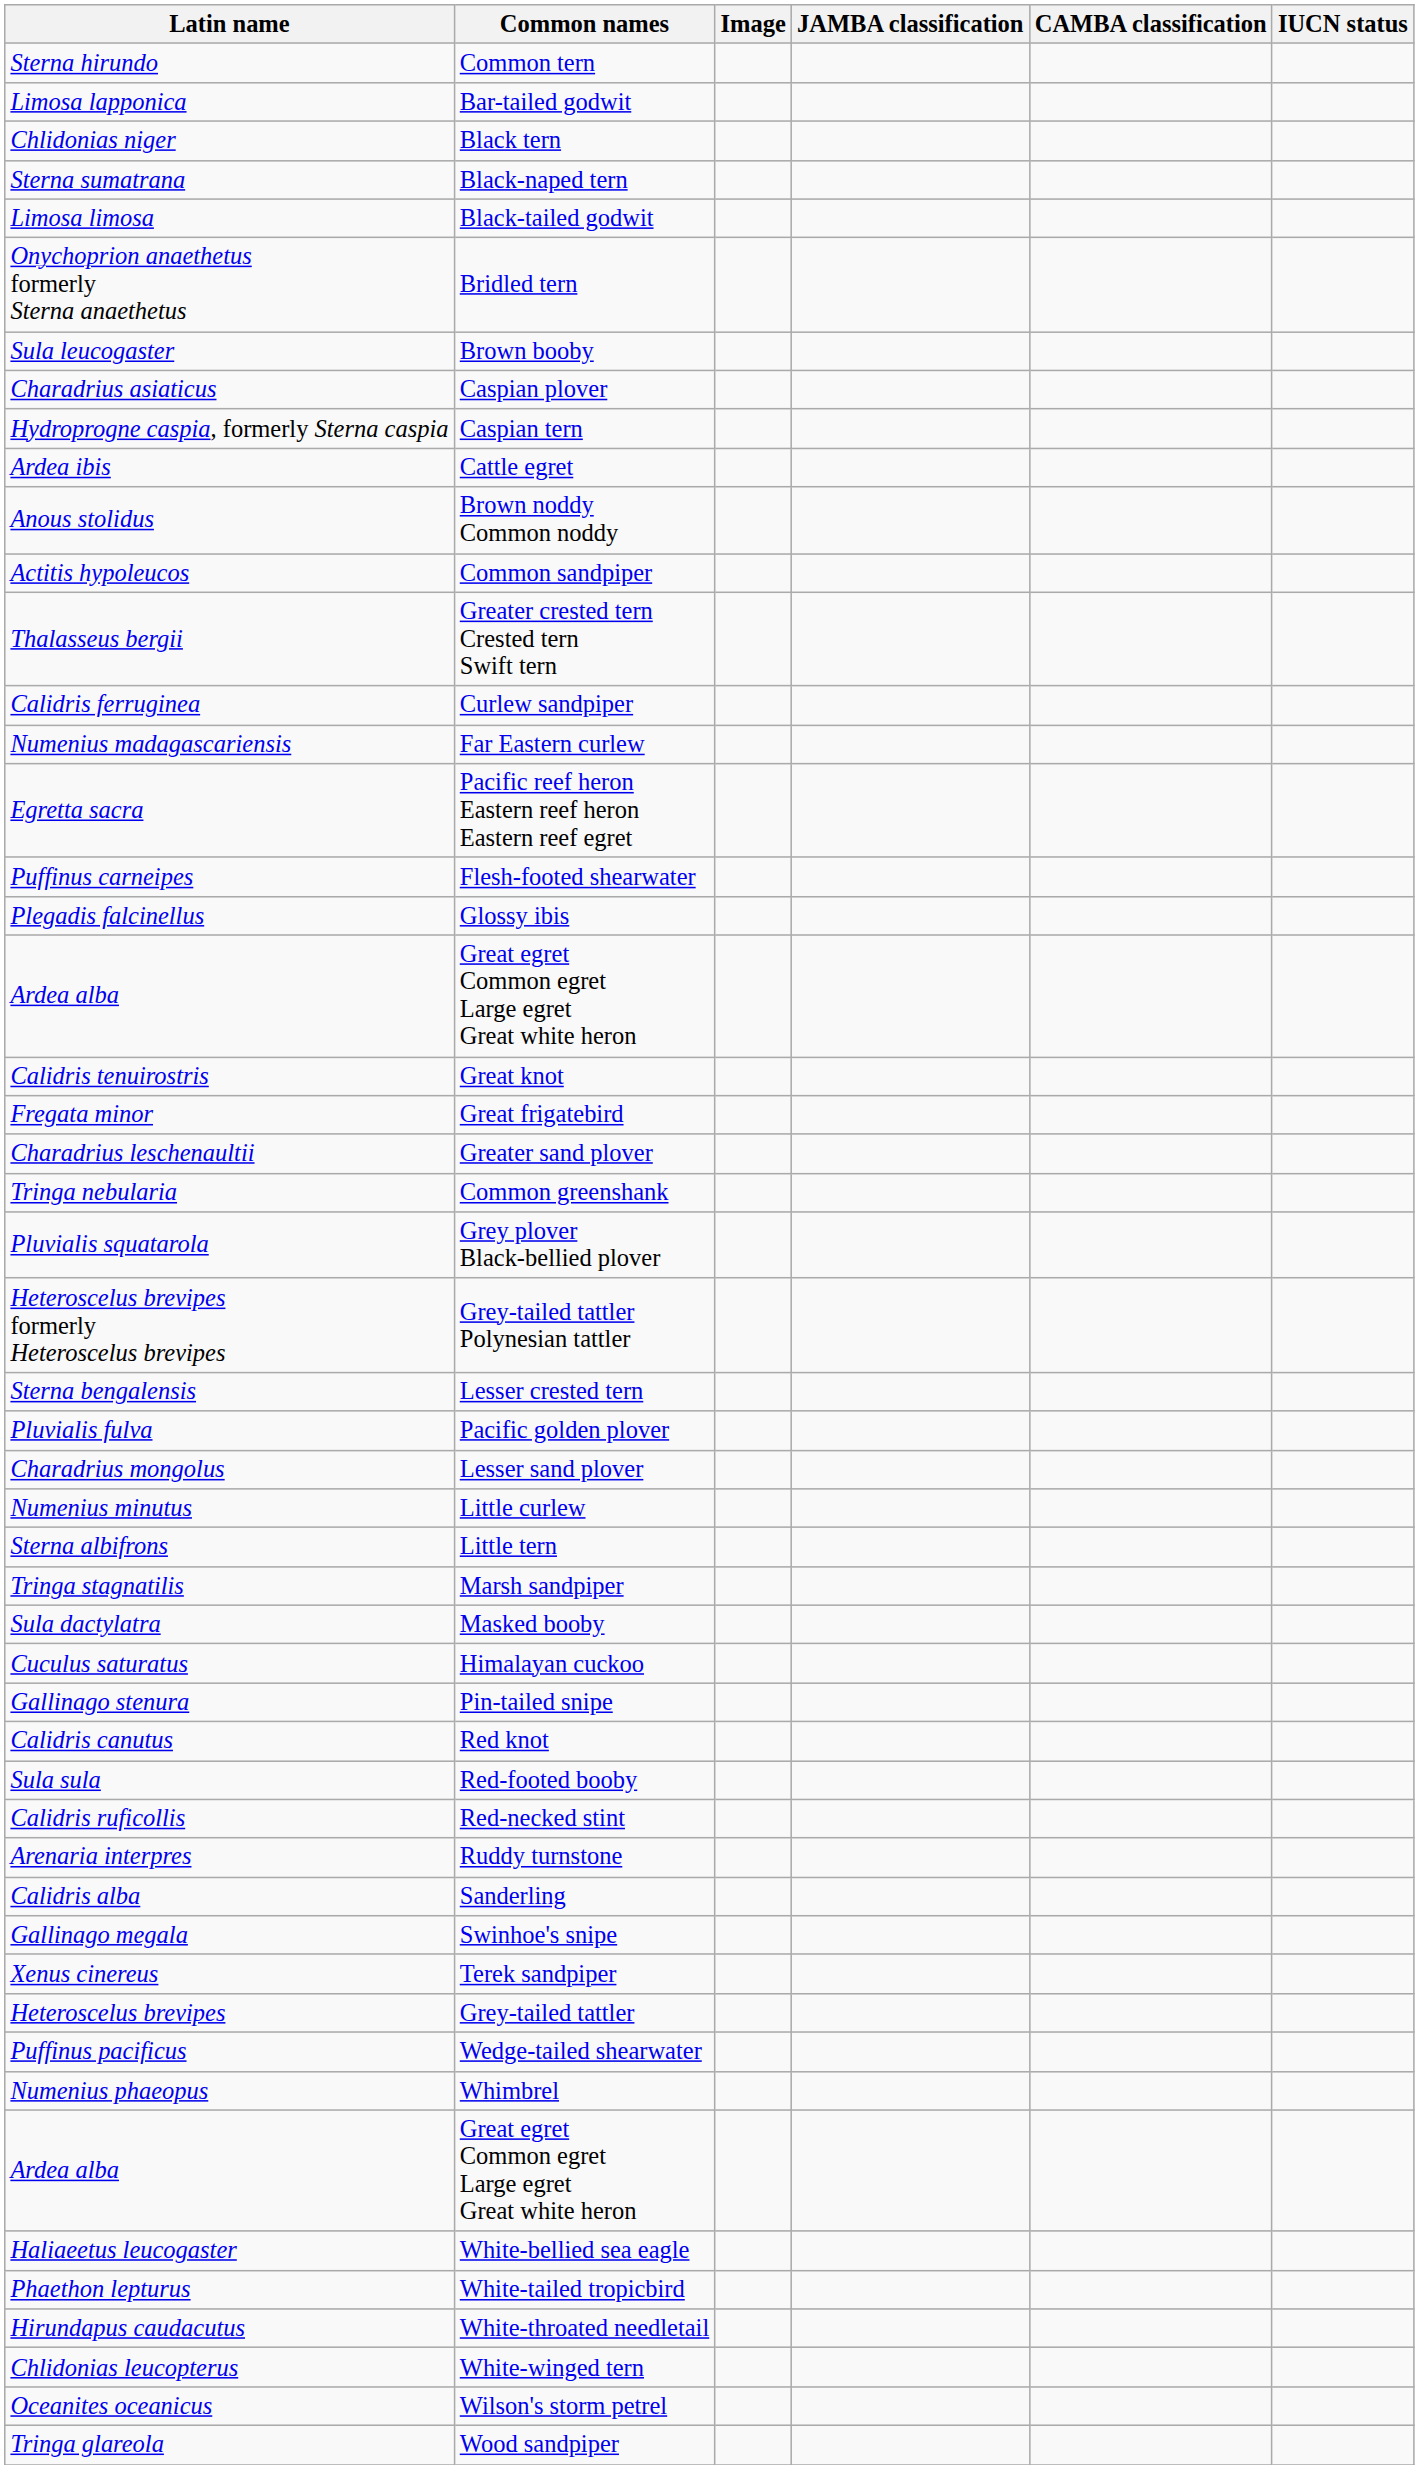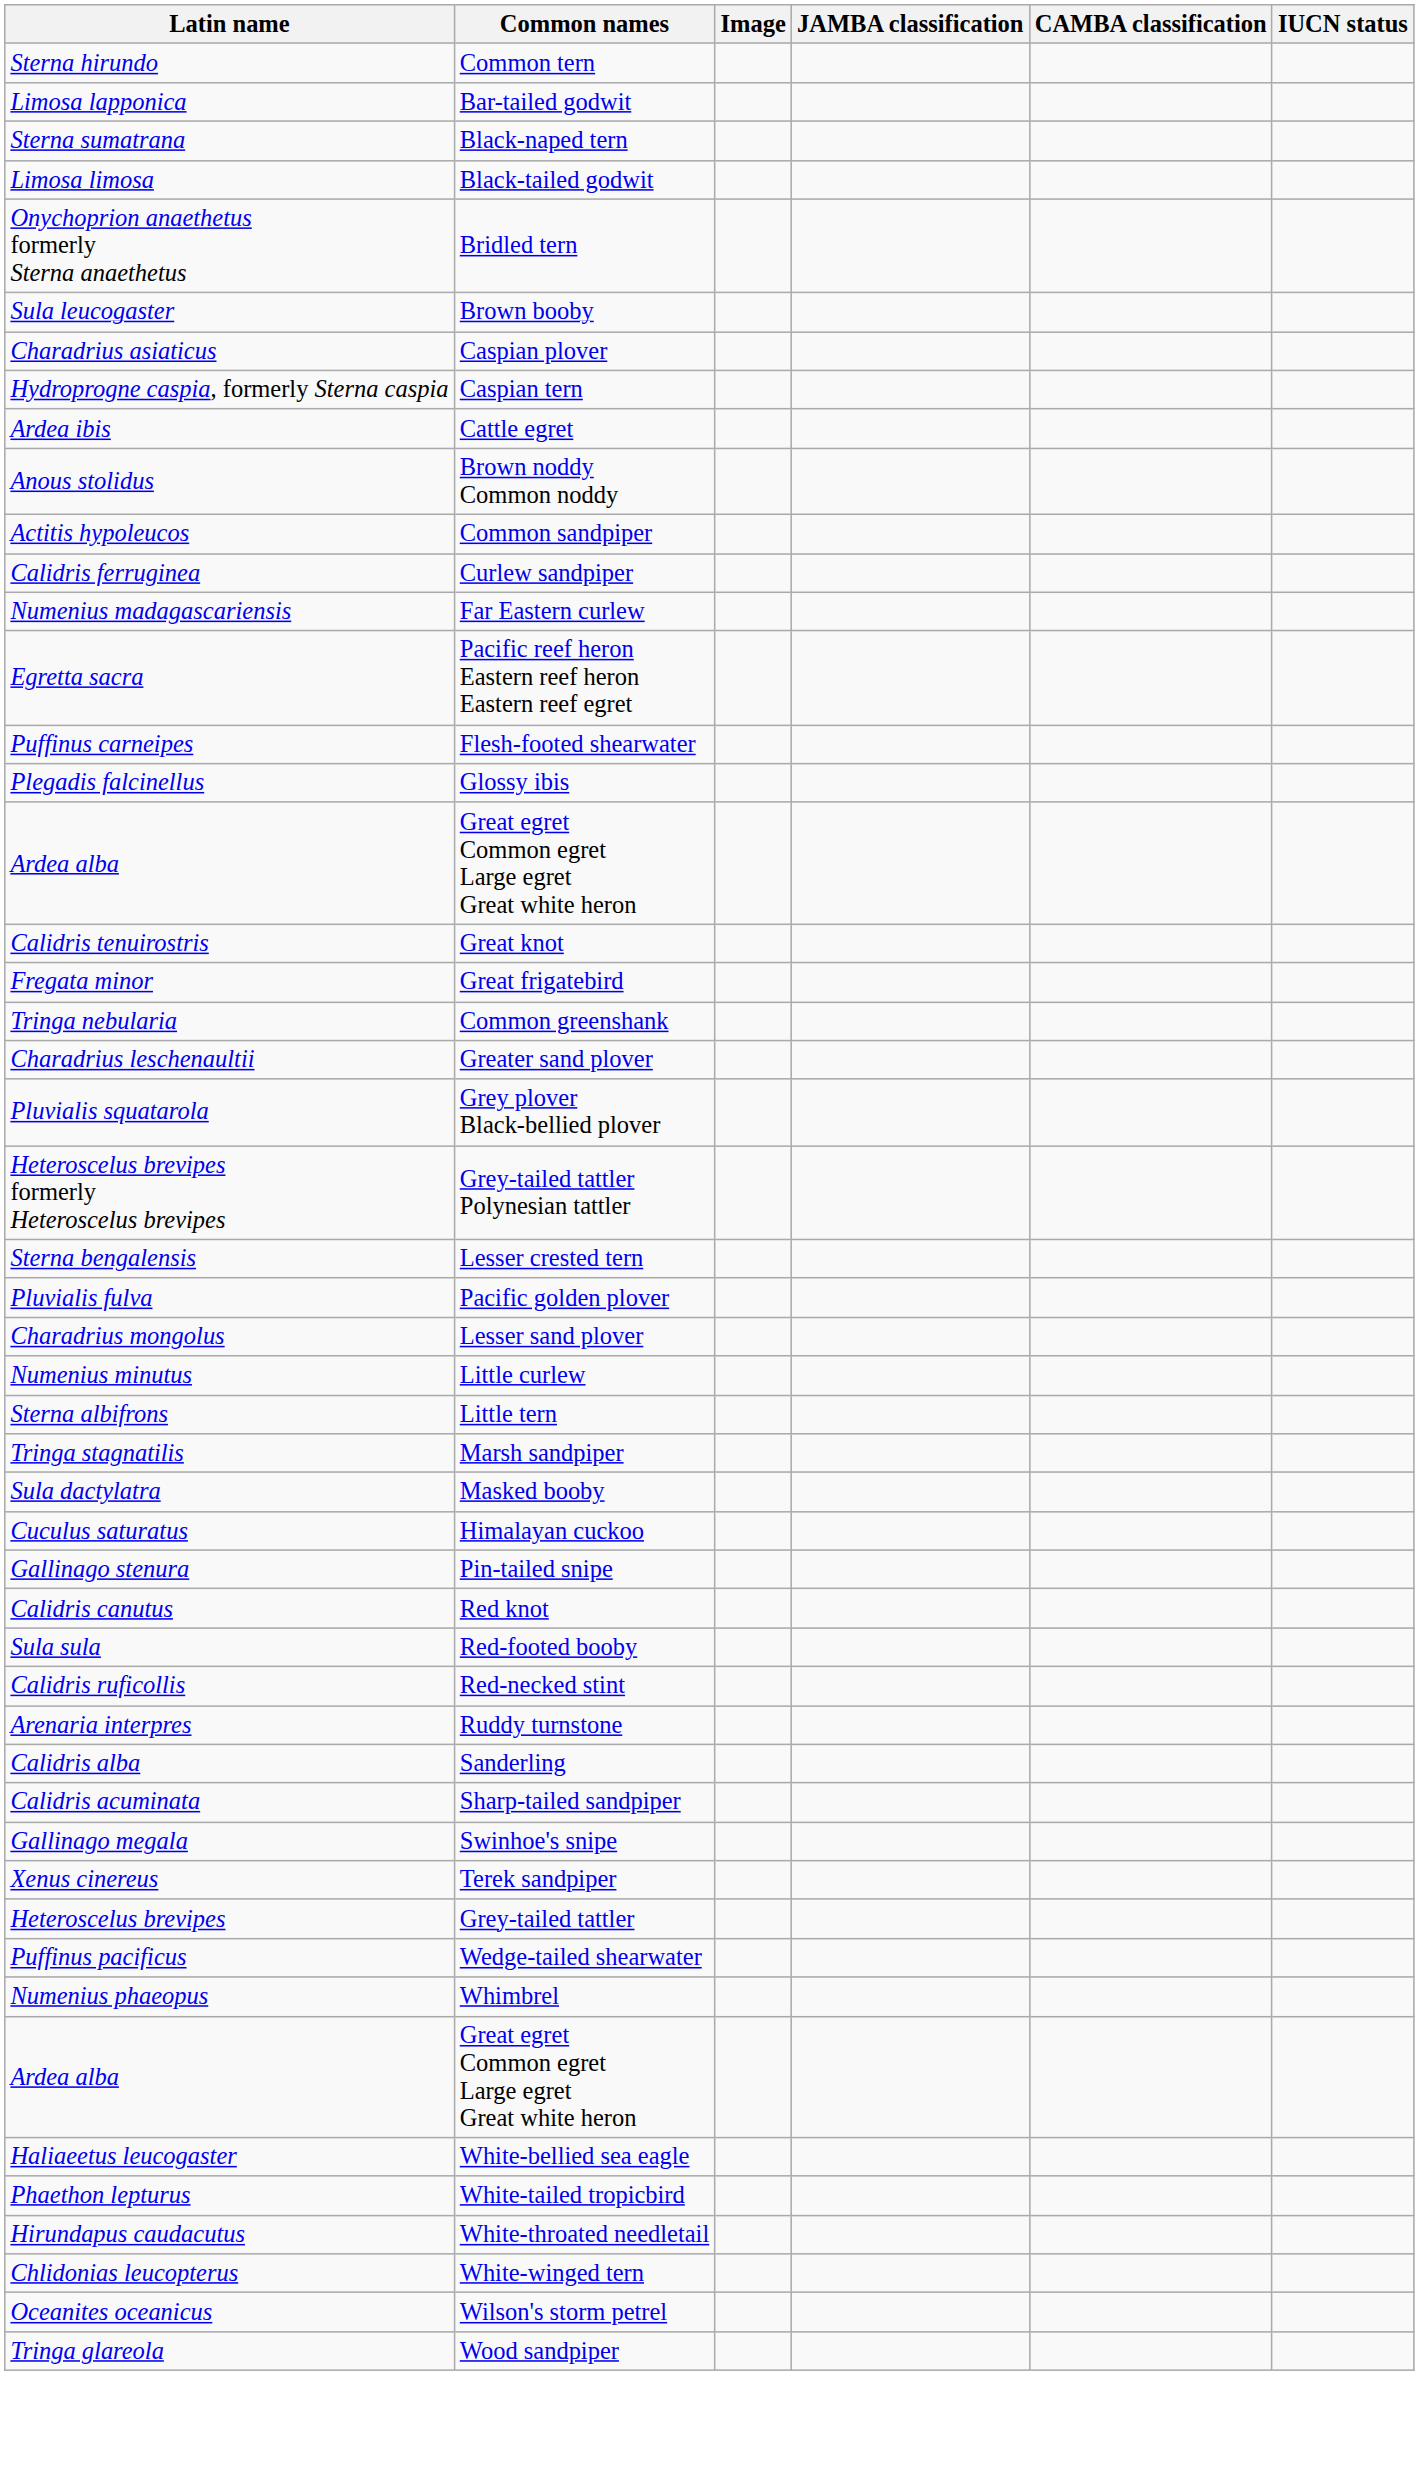- row: (93, 140)
- row: (97, 638)
rows swapped: (132, 1153) <-> (94, 1192)
+ row: (105, 1802)
